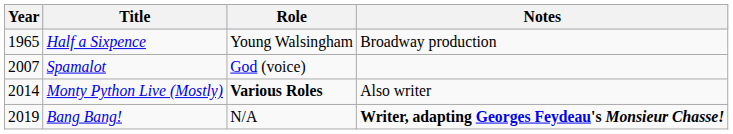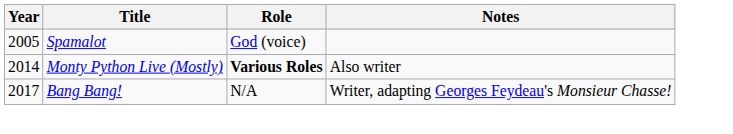- row: (96, 41)
(24, 66) 2007 -> (24, 41) 2005
(24, 116) 2019 -> (24, 91) 2017
(542, 116) bold -> (501, 91) normal
